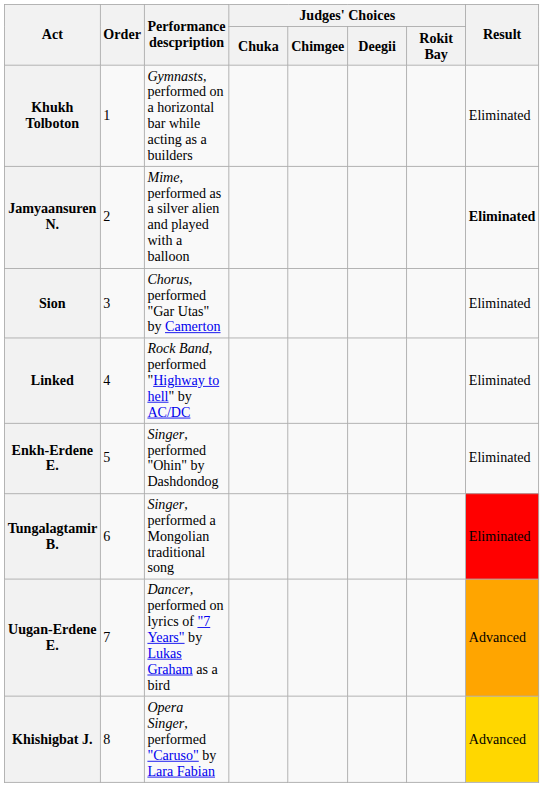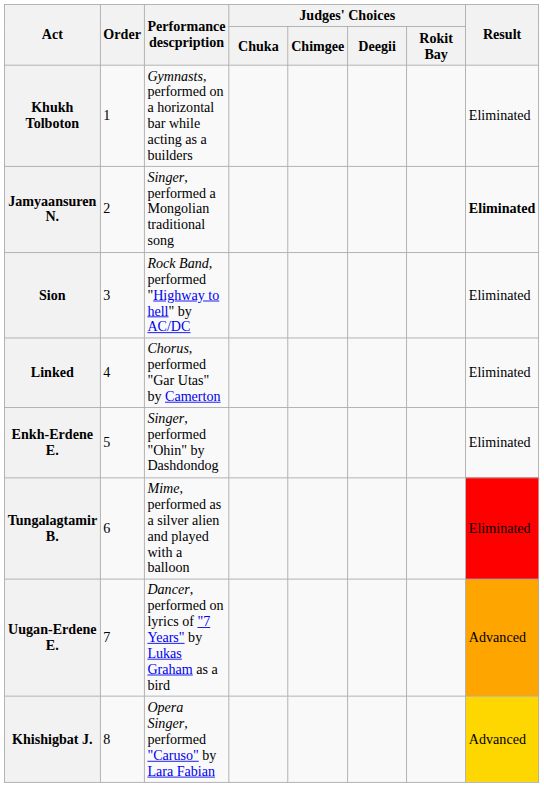(184, 217) Mime, performed as a silver alien and played with a balloon -> (182, 209) Singer, performed a Mongolian traditional song
(184, 302) Chorus, performed "Gar Utas" by Camerton -> (183, 295) Rock Band, performed "Highway to hell" by AC/DC
(183, 380) Rock Band, performed "Highway to hell" by AC/DC -> (184, 372) Chorus, performed "Gar Utas" by Camerton
(182, 536) Singer, performed a Mongolian traditional song -> (184, 528) Mime, performed as a silver alien and played with a balloon
